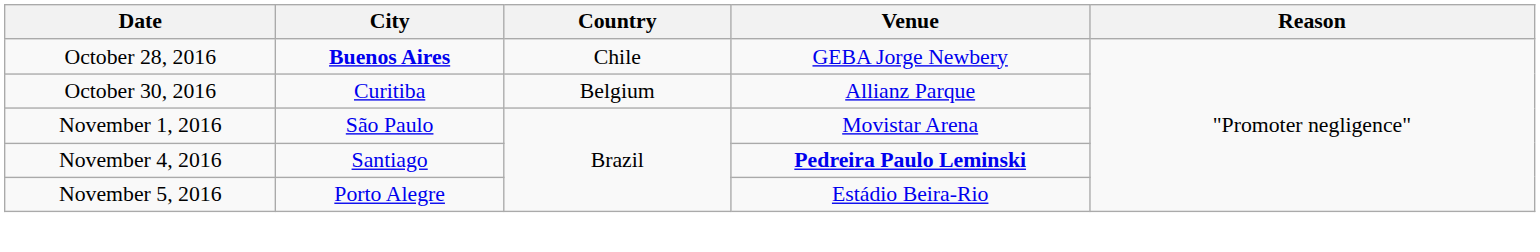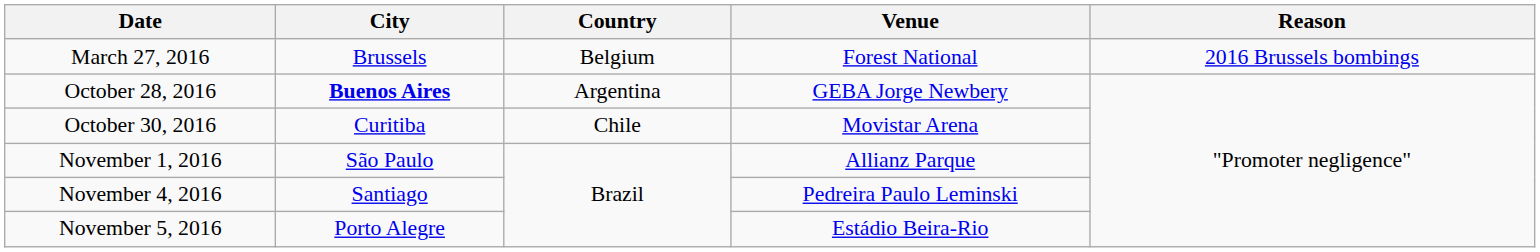+ row: (140, 56)
(617, 56) Chile -> (617, 90) Argentina
(617, 90) Belgium -> (617, 125) Chile
(910, 90) Allianz Parque -> (910, 125) Movistar Arena
(910, 125) Movistar Arena -> (910, 159) Allianz Parque
(910, 159) bold -> (910, 194) normal
